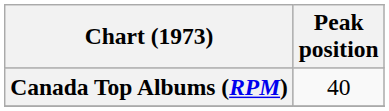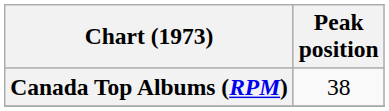(339, 86) 40 -> (339, 86) 38
